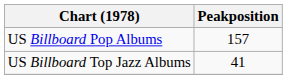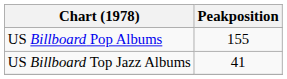(238, 39) 157 -> (238, 39) 155
